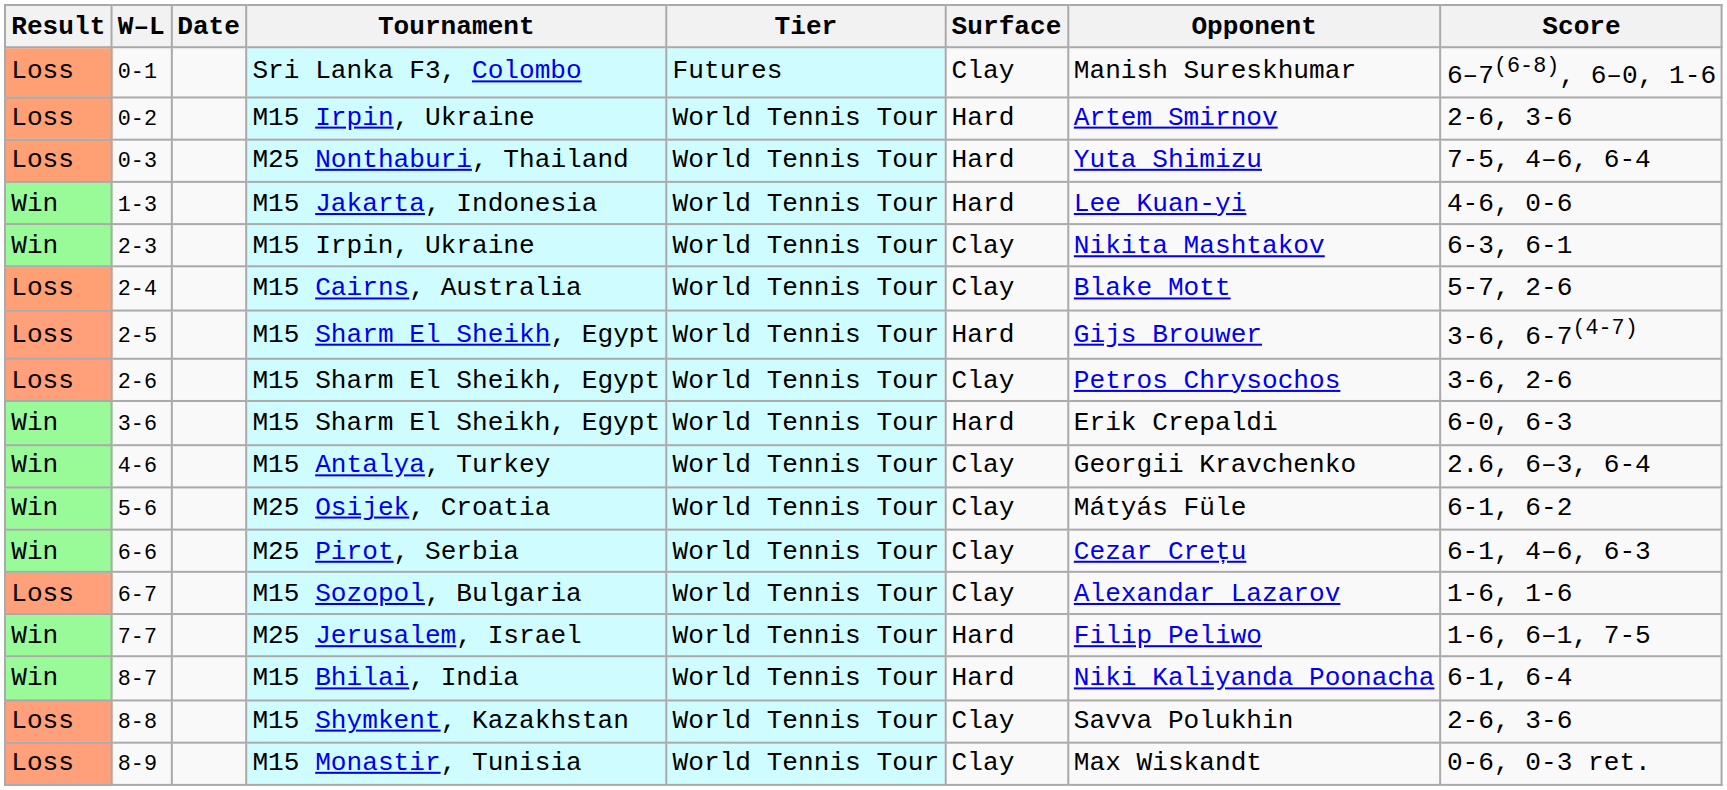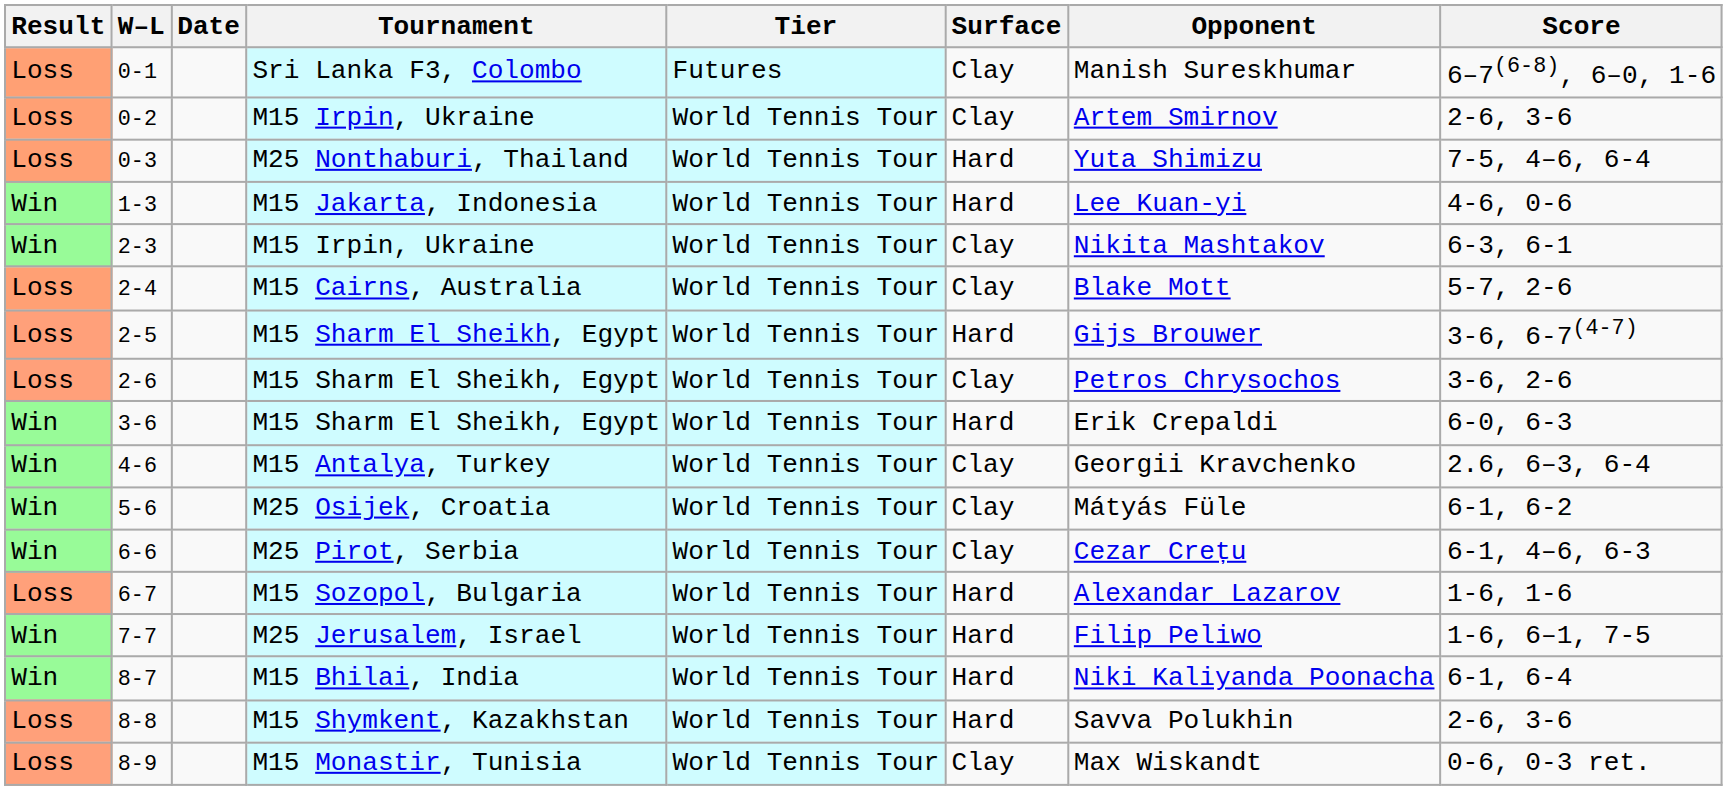(983, 118) Hard -> (983, 118) Clay
(983, 593) Clay -> (983, 593) Hard
(983, 721) Clay -> (983, 721) Hard
